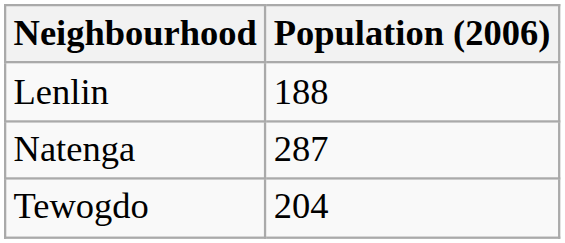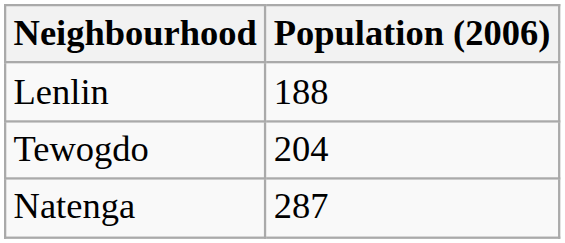rows swapped: (74, 149) <-> (81, 206)
